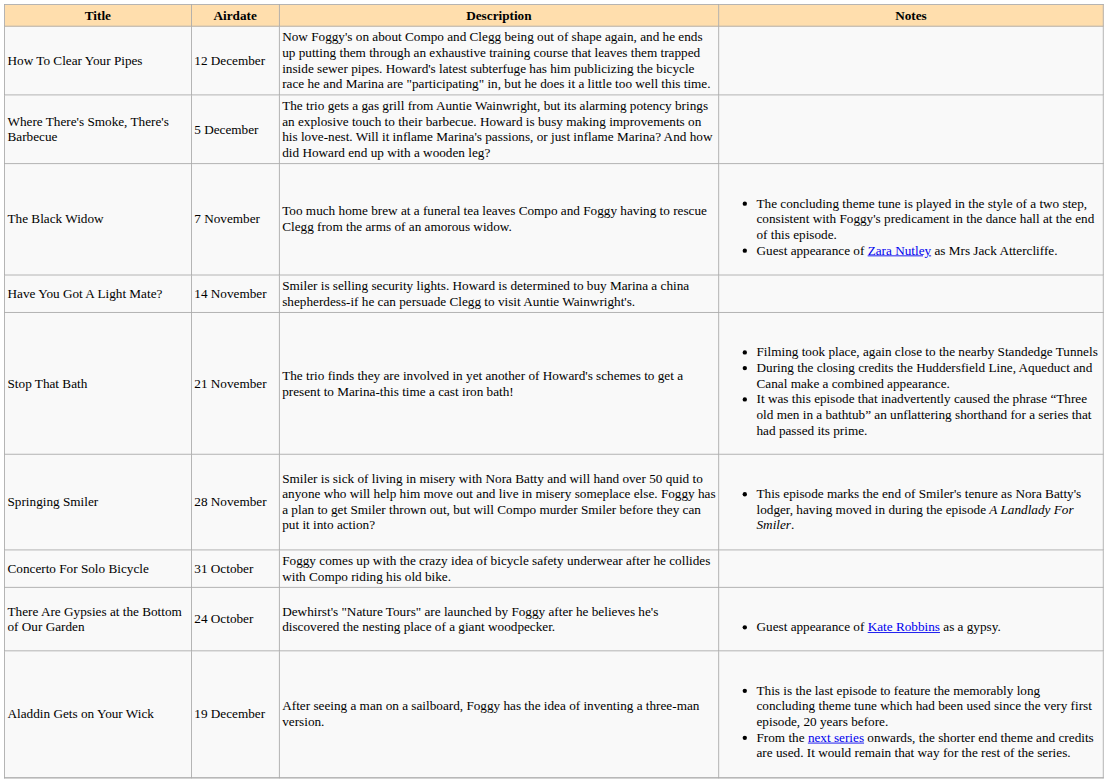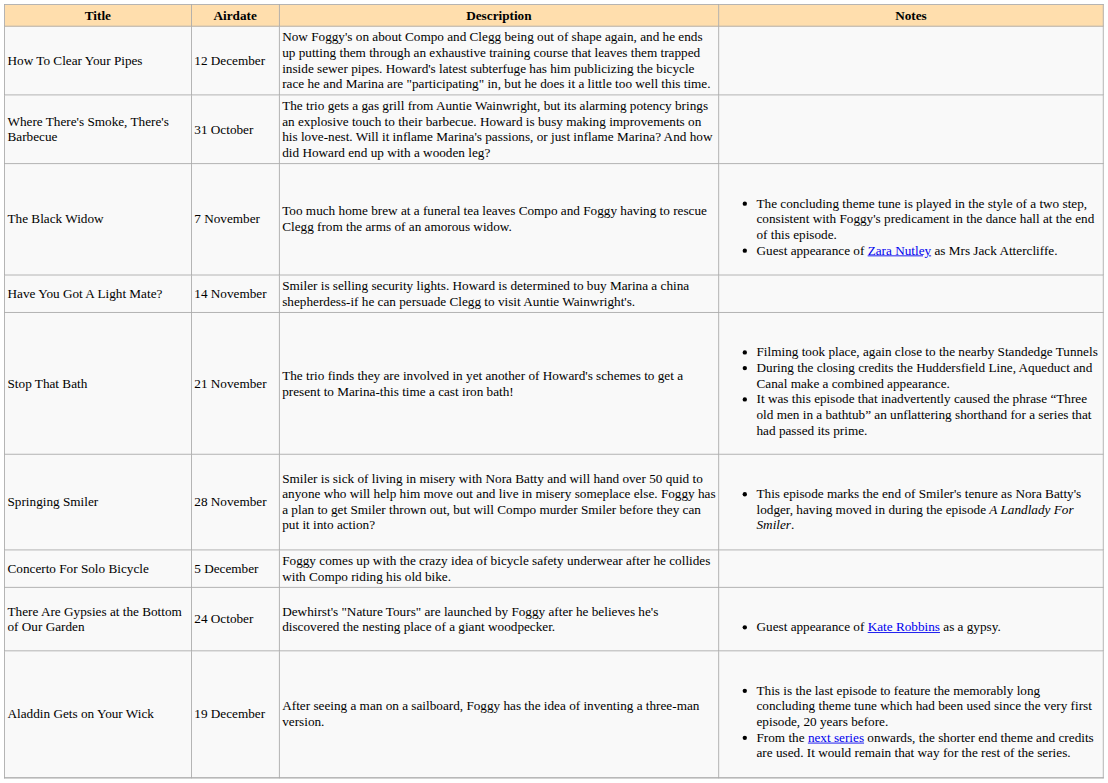(226, 129) 5 December -> (224, 129) 31 October
(224, 568) 31 October -> (226, 568) 5 December
